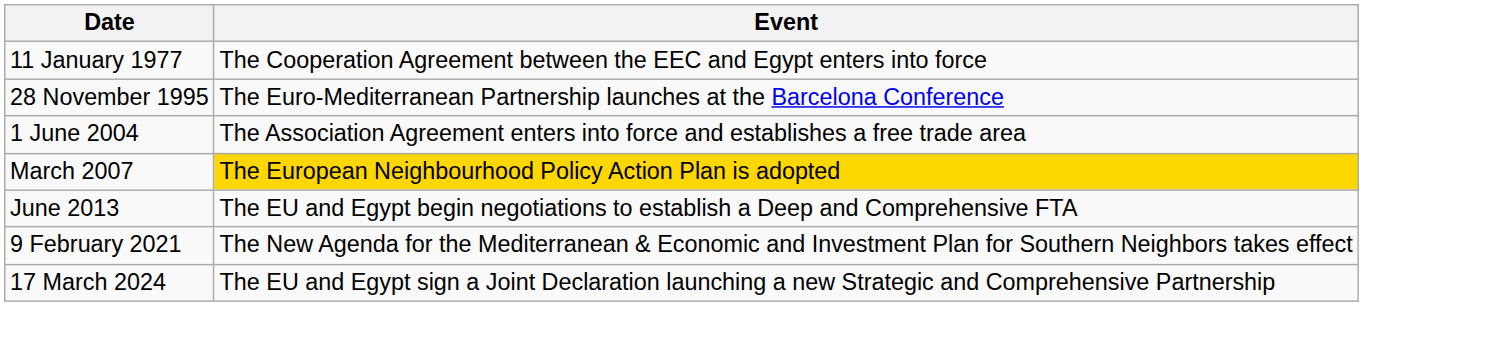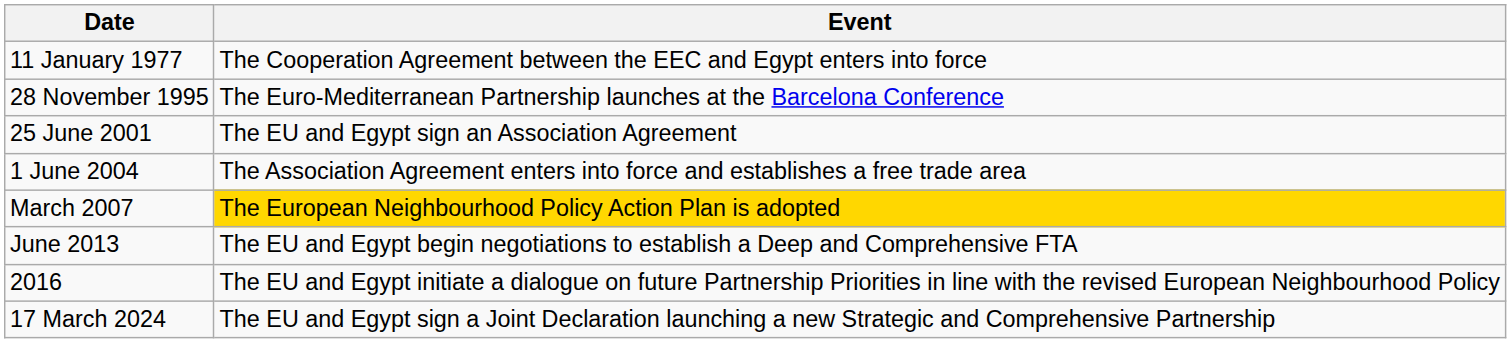+ row: (81, 134)
+ row: (36, 282)
- row: (96, 245)
